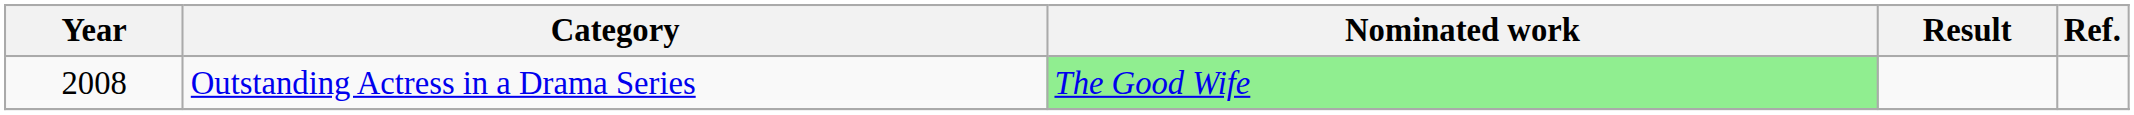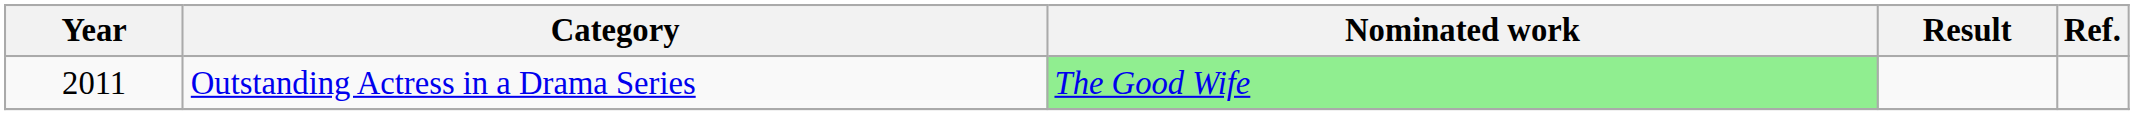(94, 82) 2008 -> (94, 82) 2011
